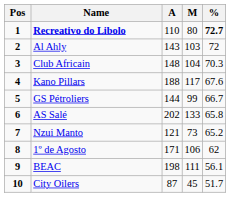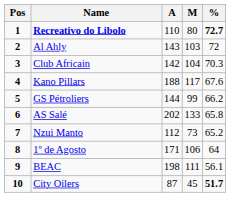(172, 64) 148 -> (172, 64) 142
(214, 98) 66.7 -> (214, 98) 66.2
(172, 133) 121 -> (172, 133) 112
(214, 150) 62 -> (214, 150) 64
(214, 184) normal -> (214, 184) bold
